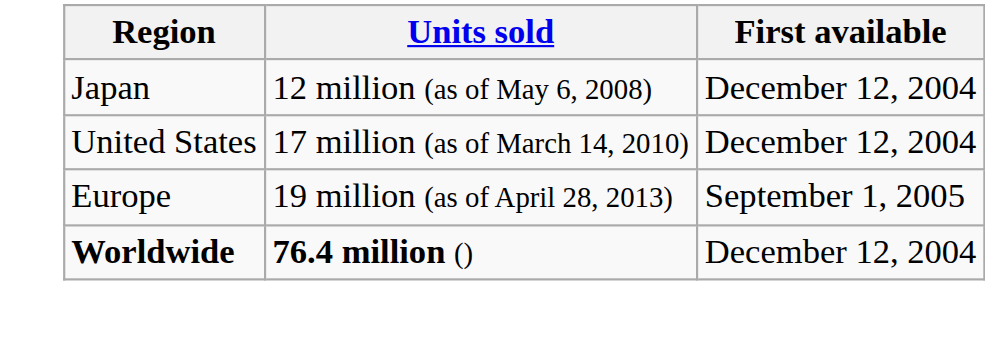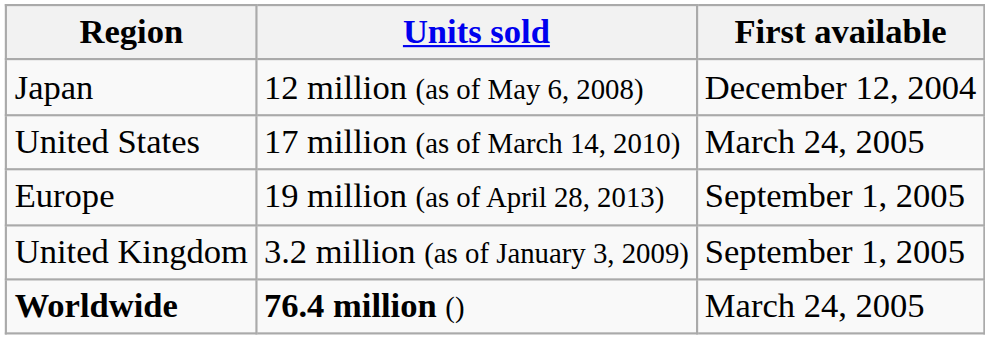(841, 141) December 12, 2004 -> (815, 141) March 24, 2005
+ row: (131, 251)
(841, 251) December 12, 2004 -> (815, 305) March 24, 2005
